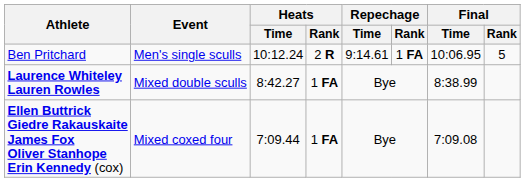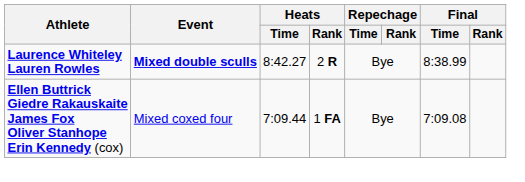- row: (47, 55)
(190, 83) normal -> (195, 62) bold
(324, 83) 1 FA -> (327, 62) 2 R
